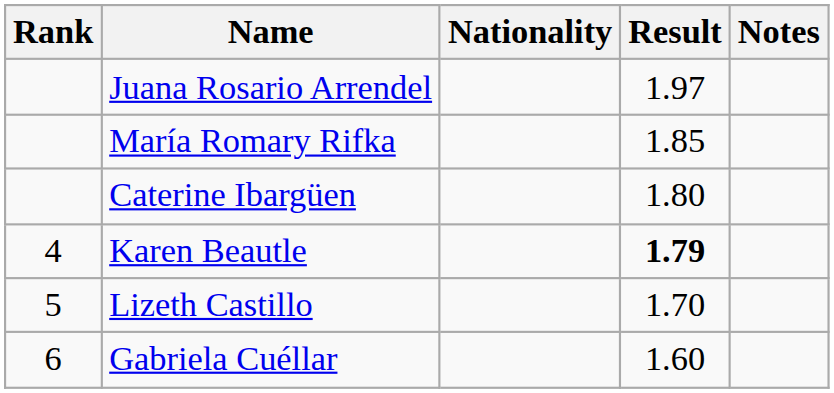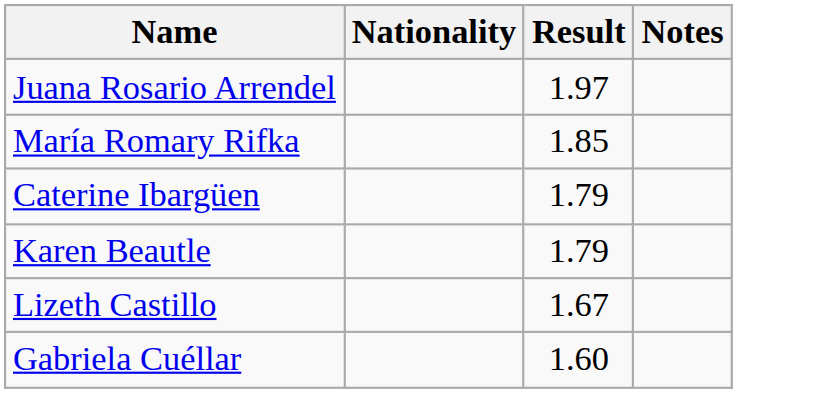- column: (53, 31)
(675, 195) 1.80 -> (579, 195) 1.79
(675, 250) bold -> (579, 250) normal
(675, 304) 1.70 -> (579, 304) 1.67
